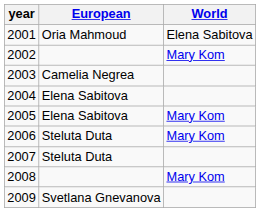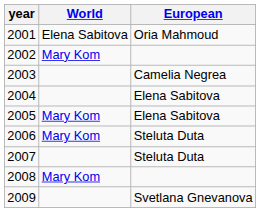columns swapped: (210, 14) <-> (101, 14)
